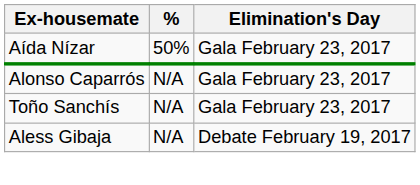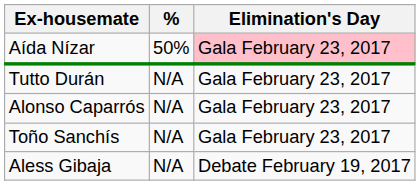(294, 47) no background -> (294, 47) pink background
+ row: (57, 79)
